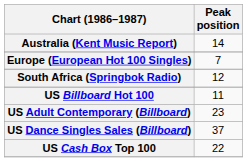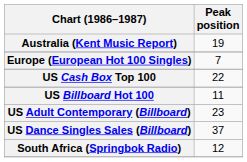(218, 43) 14 -> (218, 43) 19
rows swapped: (99, 78) <-> (99, 148)
